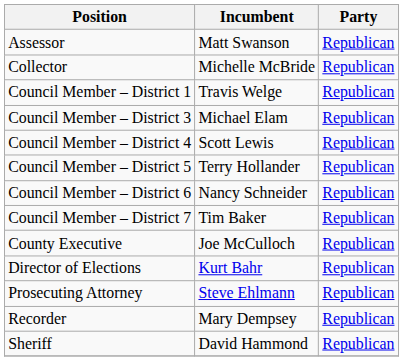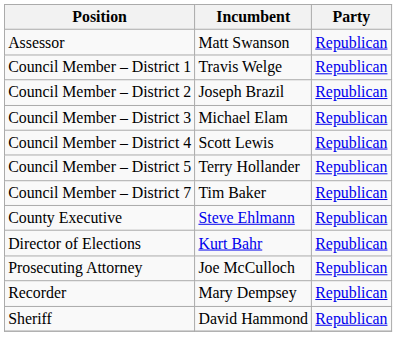- row: (38, 67)
+ row: (100, 92)
- row: (100, 192)
(247, 243) Joe McCulloch -> (247, 218) Steve Ehlmann
(247, 293) Steve Ehlmann -> (247, 268) Joe McCulloch
